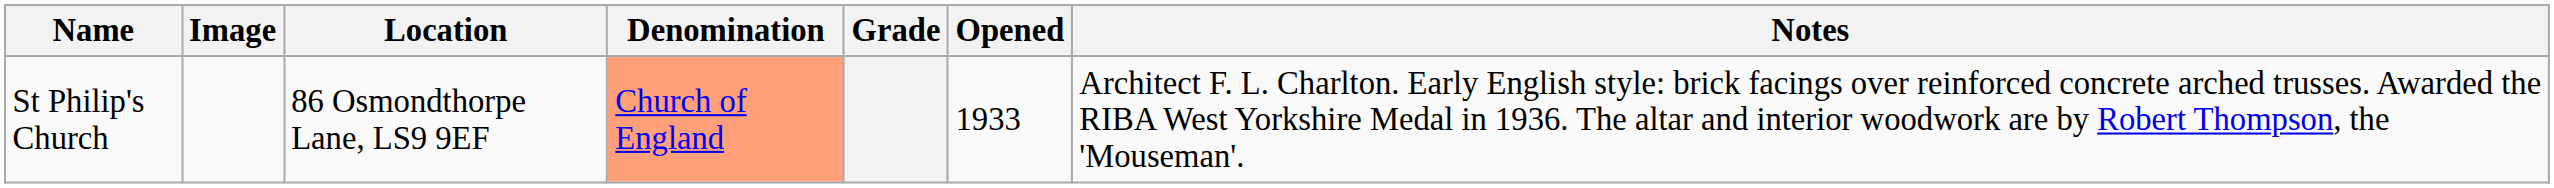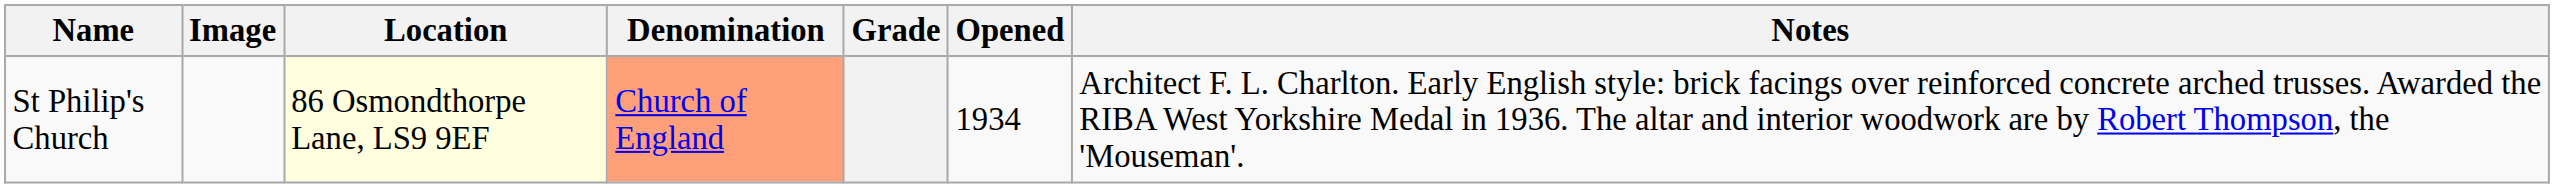(409, 118) no background -> (409, 118) lightyellow background
(988, 118) 1933 -> (988, 118) 1934
